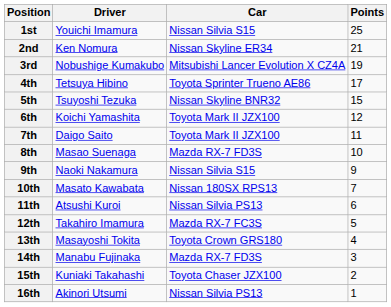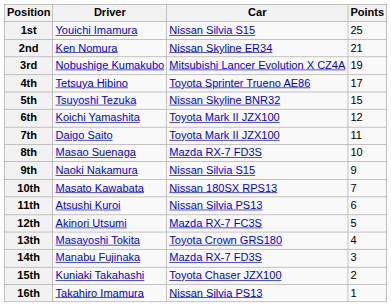(100, 223) Takahiro Imamura -> (91, 223) Akinori Utsumi
(91, 293) Akinori Utsumi -> (100, 293) Takahiro Imamura
